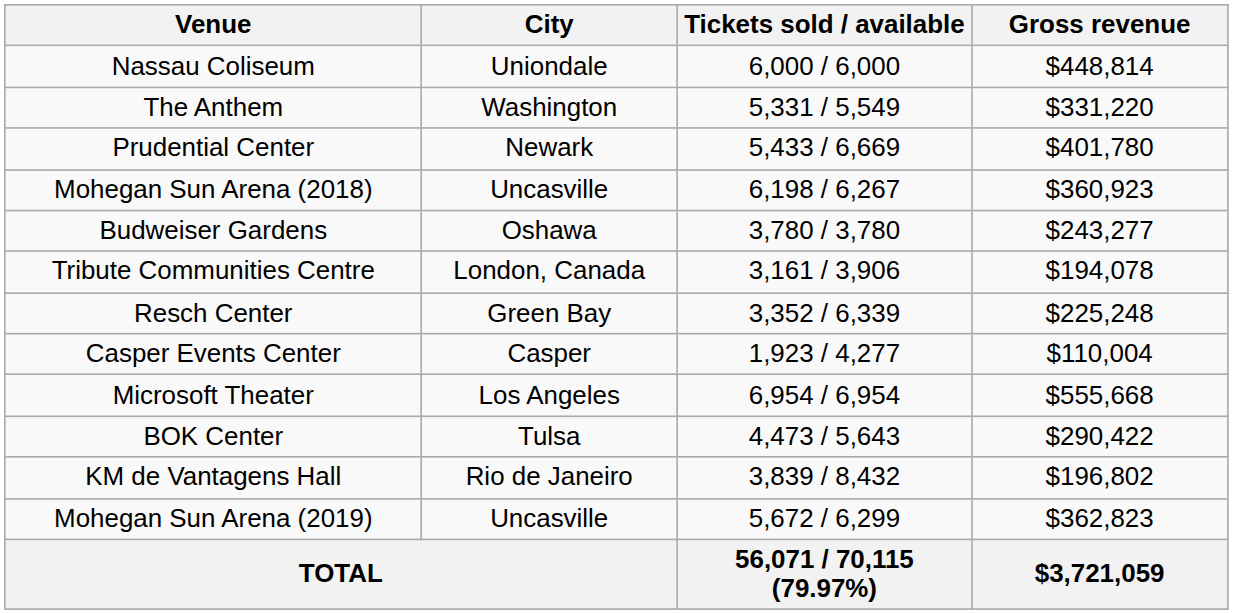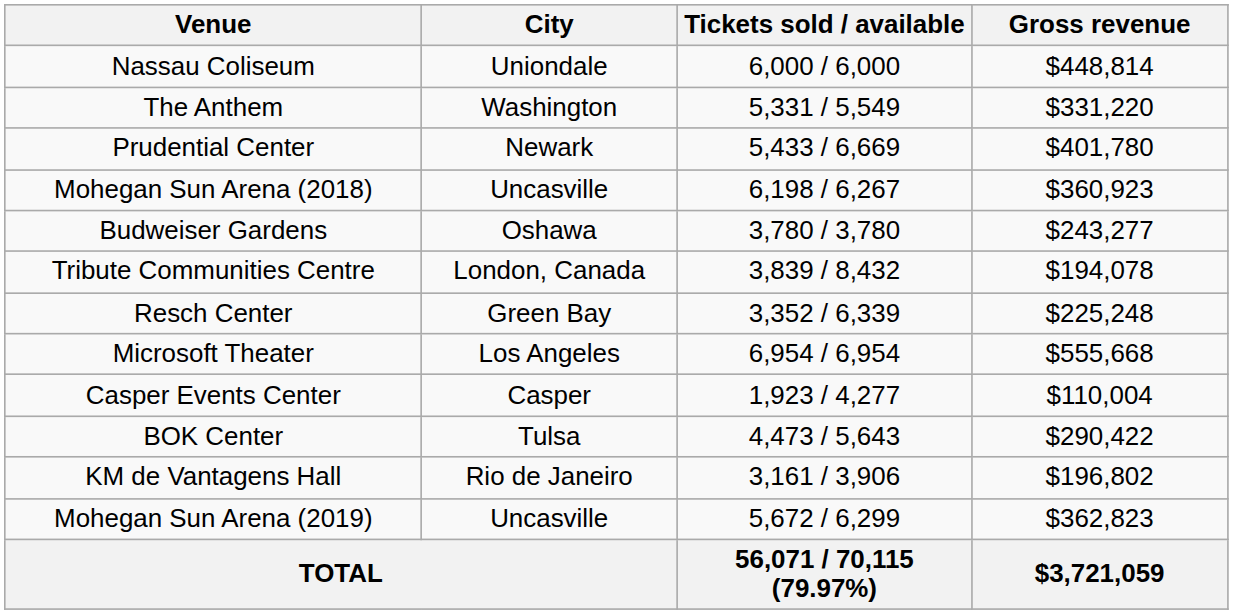(824, 271) 3,161 / 3,906 -> (824, 271) 3,839 / 8,432
rows swapped: (213, 353) <-> (213, 395)
(824, 477) 3,839 / 8,432 -> (824, 477) 3,161 / 3,906
